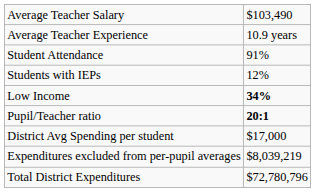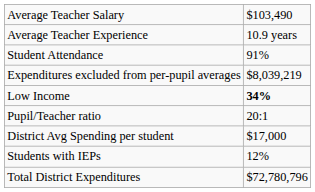rows swapped: (54, 75) <-> (124, 156)
(258, 116) bold -> (257, 116) normal
